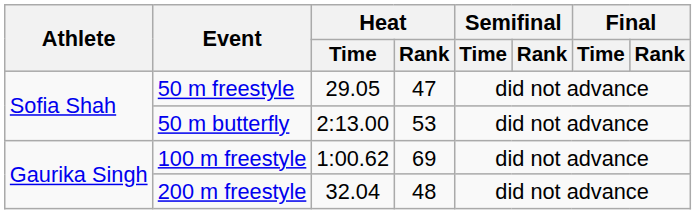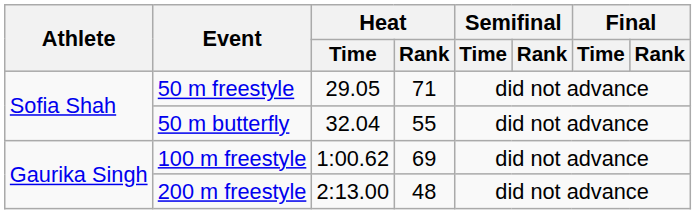(424, 89) 47 -> (424, 89) 71
(353, 123) 2:13.00 -> (353, 123) 32.04
(424, 123) 53 -> (424, 123) 55
(353, 192) 32.04 -> (353, 192) 2:13.00
